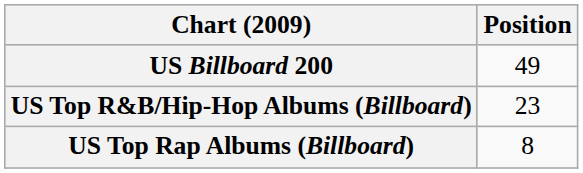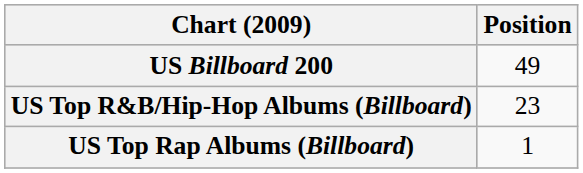(528, 146) 8 -> (528, 146) 1
